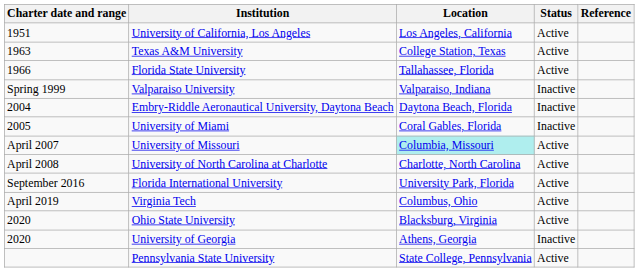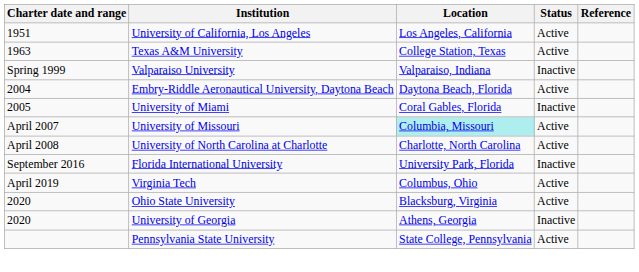- row: (189, 70)
(556, 107) Inactive -> (553, 88) Active
(553, 182) Active -> (556, 164) Inactive
